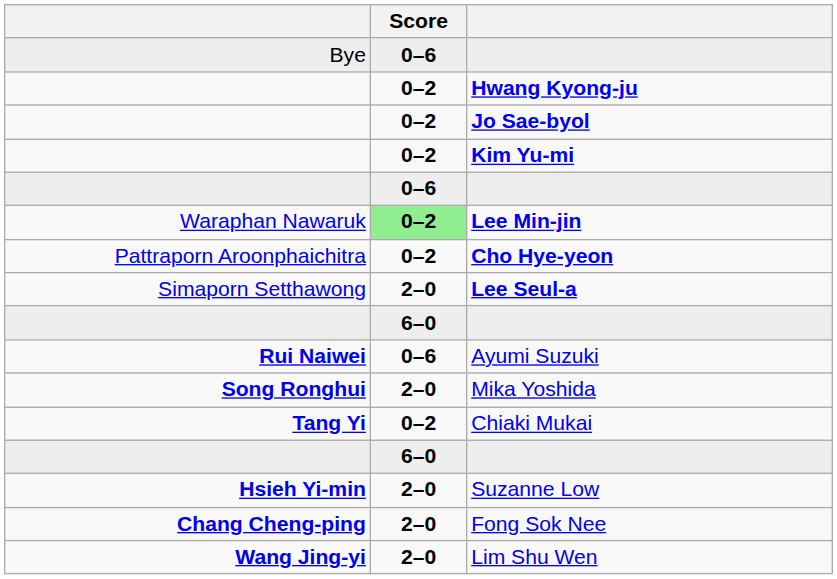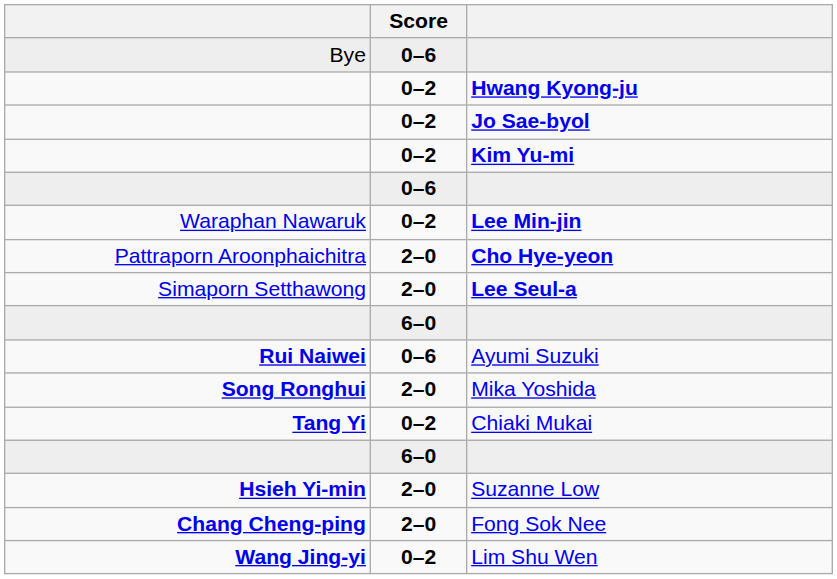(419, 222) lightgreen background -> (419, 222) no background
(419, 255) 0–2 -> (419, 255) 2–0
(419, 557) 2–0 -> (419, 557) 0–2
